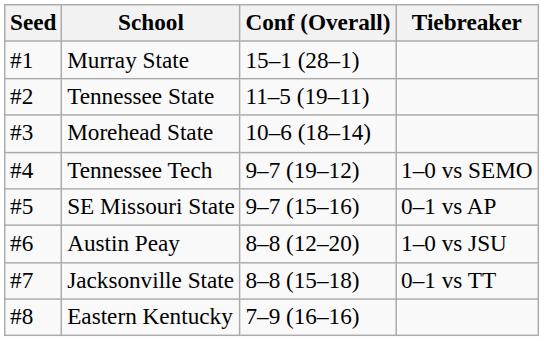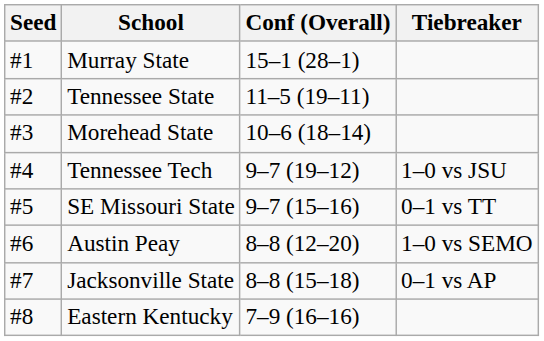(467, 170) 1–0 vs SEMO -> (454, 170) 1–0 vs JSU
(449, 206) 0–1 vs AP -> (449, 206) 0–1 vs TT
(454, 243) 1–0 vs JSU -> (467, 243) 1–0 vs SEMO
(449, 280) 0–1 vs TT -> (449, 280) 0–1 vs AP
